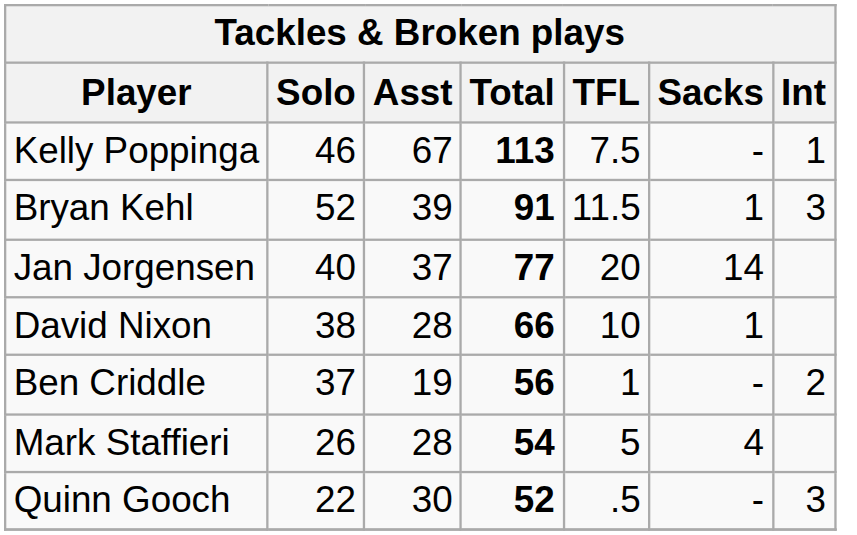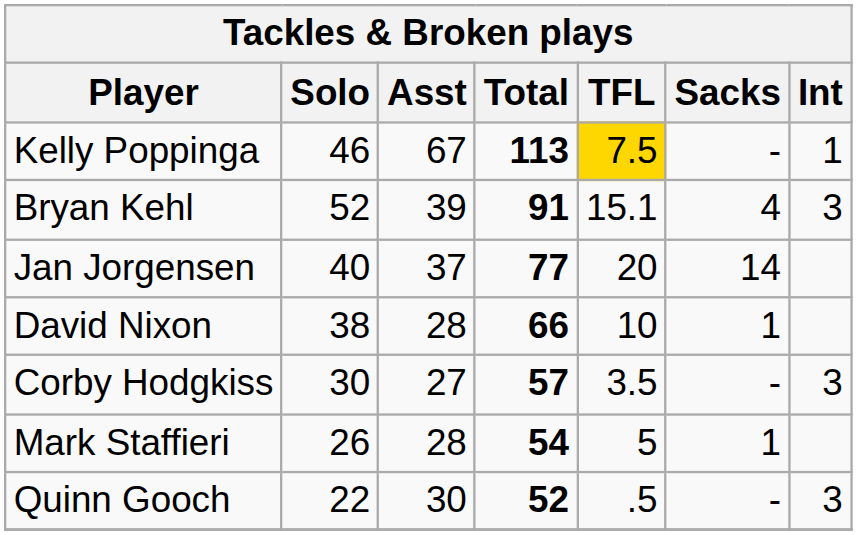(615, 150) no background -> (632, 150) gold background
(606, 208) 11.5 -> (622, 208) 15.1
(754, 208) 1 -> (771, 208) 4
+ row: (144, 383)
- row: (110, 383)
(754, 442) 4 -> (771, 442) 1
